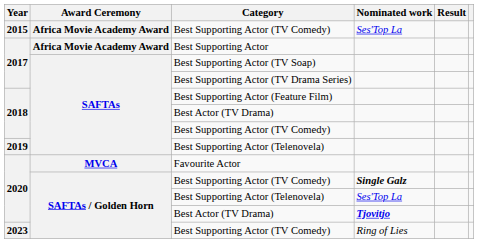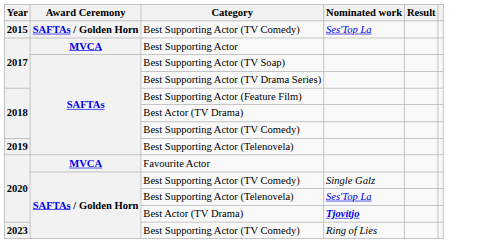(101, 29) Africa Movie Academy Award -> (86, 29) SAFTAs / Golden Horn
(101, 46) Africa Movie Academy Award -> (86, 46) MVCA
(382, 180) bold -> (351, 180) normal
